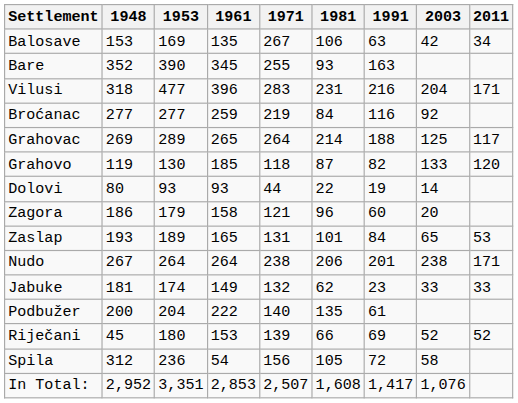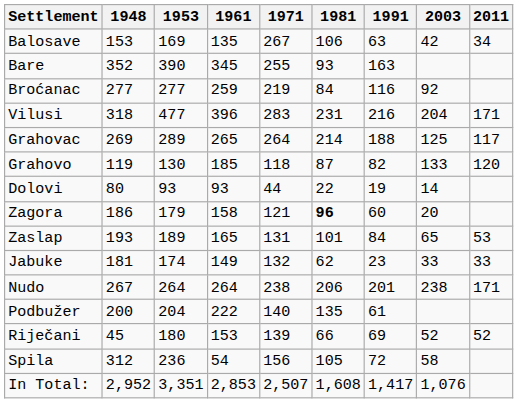rows swapped: (44, 115) <-> (35, 91)
(325, 213) normal -> (325, 213) bold
rows swapped: (35, 287) <-> (26, 263)
